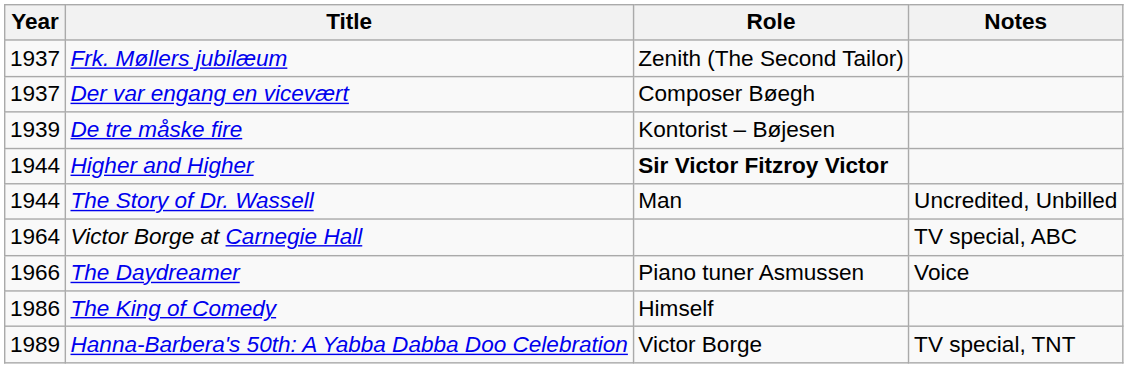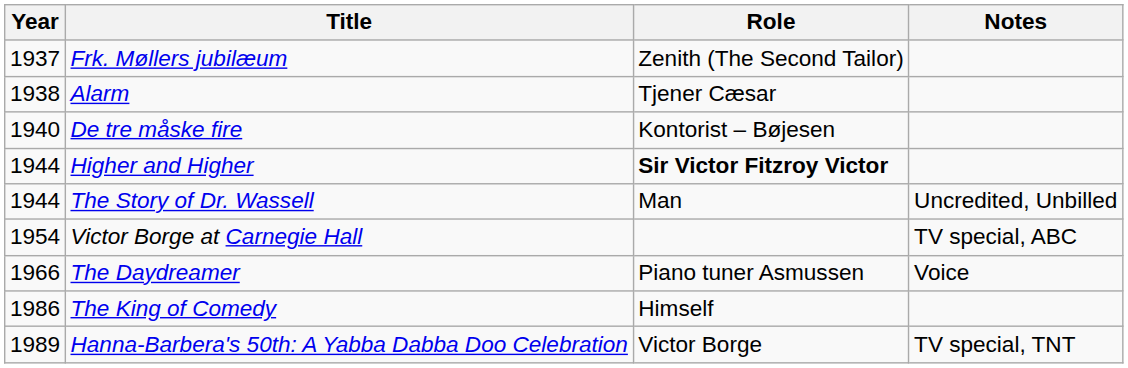- row: (210, 93)
+ row: (100, 93)
(35, 129) 1939 -> (35, 129) 1940
(35, 237) 1964 -> (35, 237) 1954
